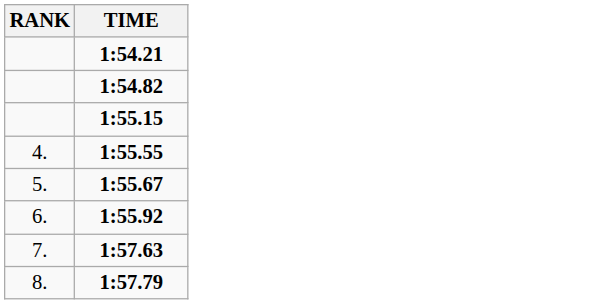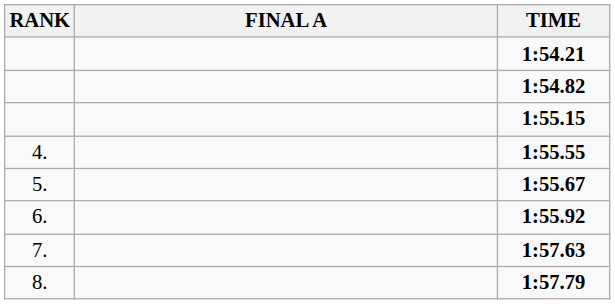+ column: (286, 20)
